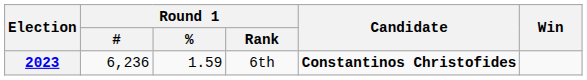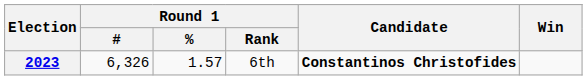(128, 63) 6,236 -> (128, 63) 6,326
(205, 63) 1.59 -> (205, 63) 1.57
